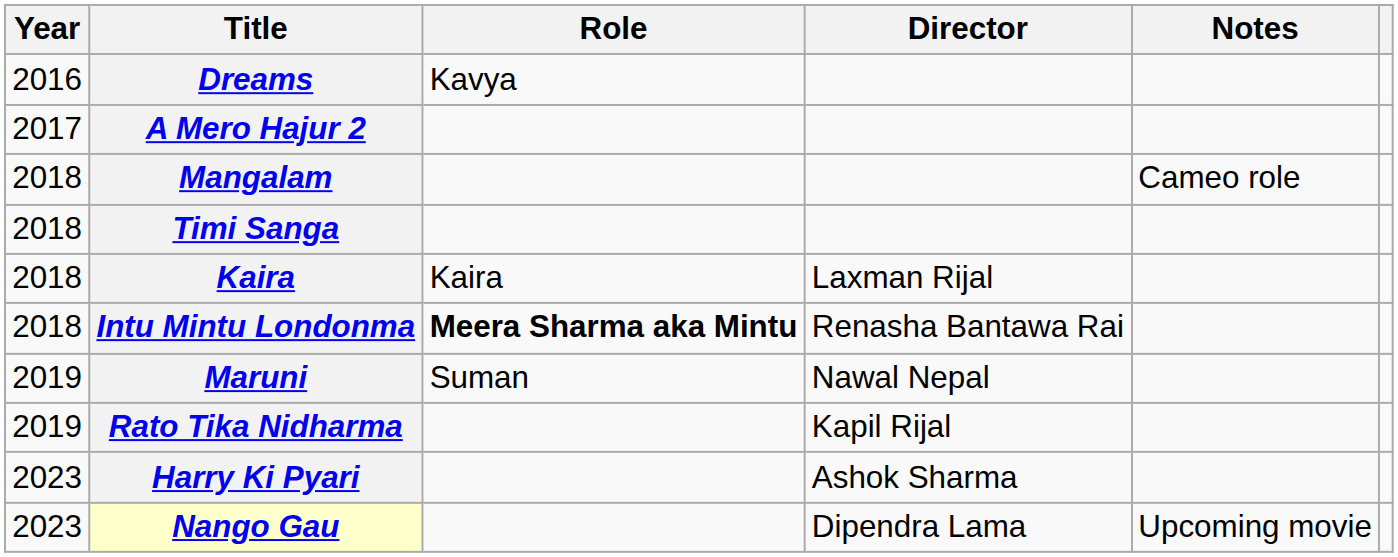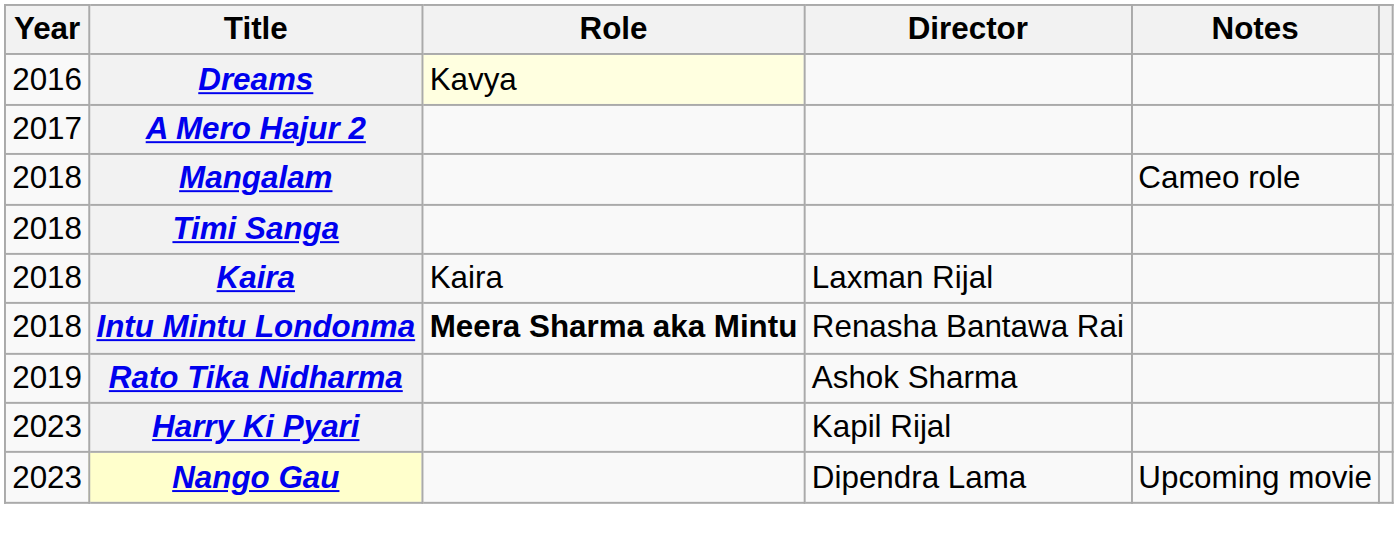(473, 79) no background -> (473, 79) lightyellow background
- row: (256, 377)
(882, 427) Kapil Rijal -> (915, 377) Ashok Sharma
(915, 476) Ashok Sharma -> (882, 427) Kapil Rijal
